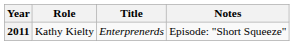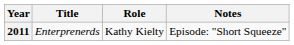columns swapped: (132, 13) <-> (64, 13)
